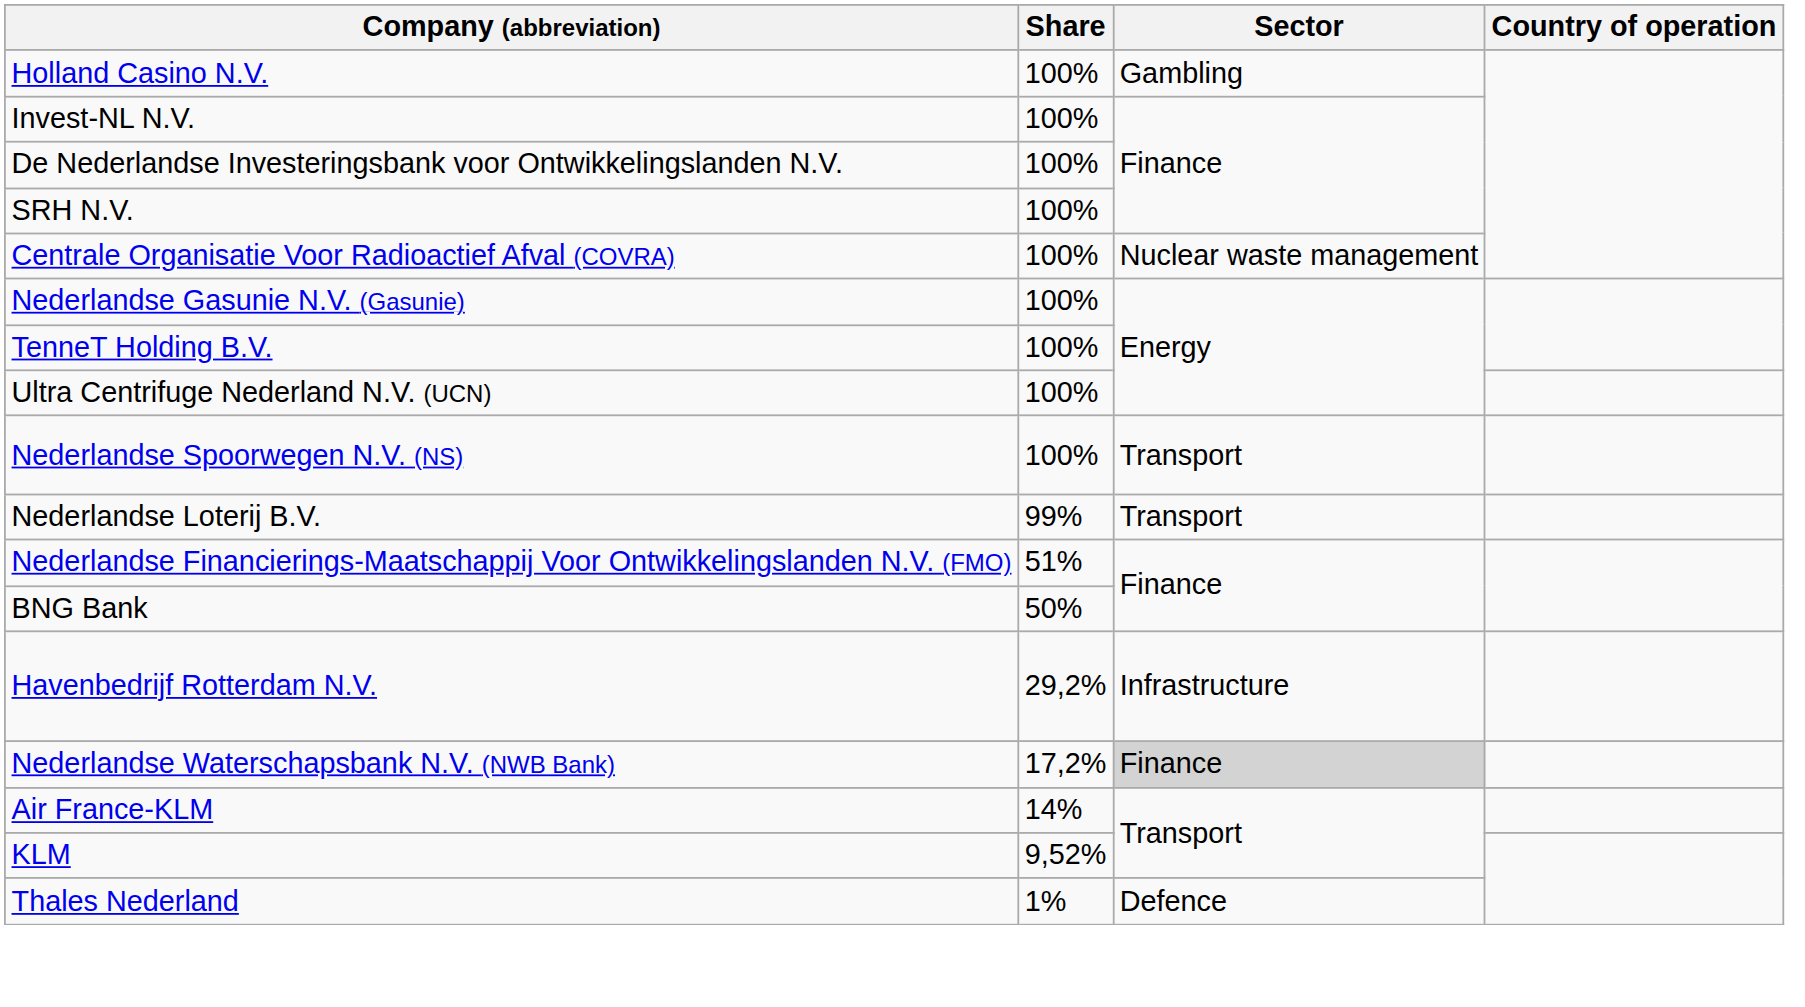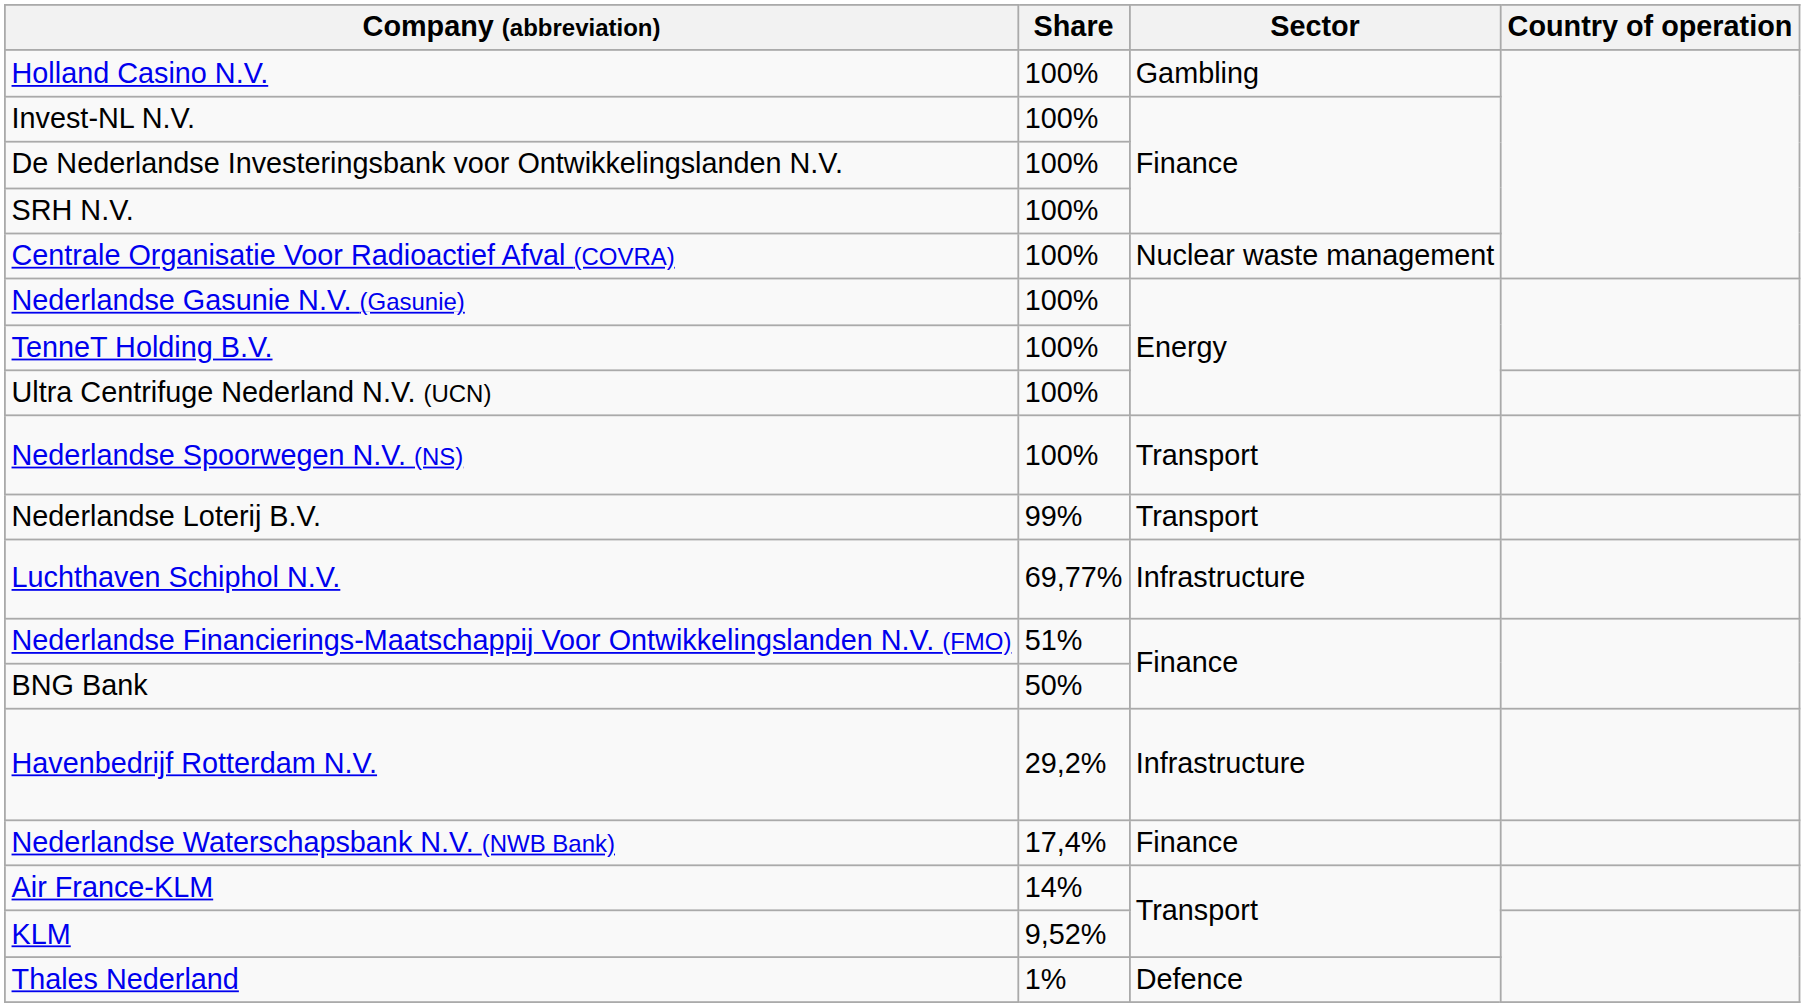+ row: (176, 578)
(1066, 763) 17,2% -> (1066, 842) 17,4%
(1171, 763) lightgrey background -> (1187, 842) no background
